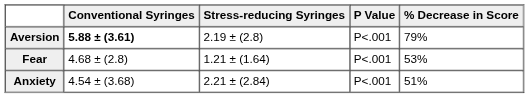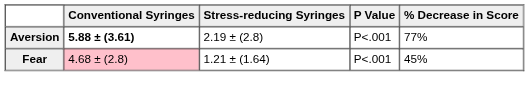(416, 37) 79% -> (416, 37) 77%
(98, 59) no background -> (98, 59) pink background
(416, 59) 53% -> (416, 59) 45%
- row: (35, 81)
